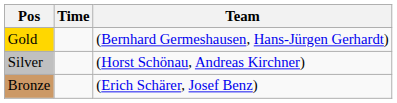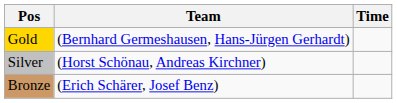columns swapped: (243, 16) <-> (73, 16)
